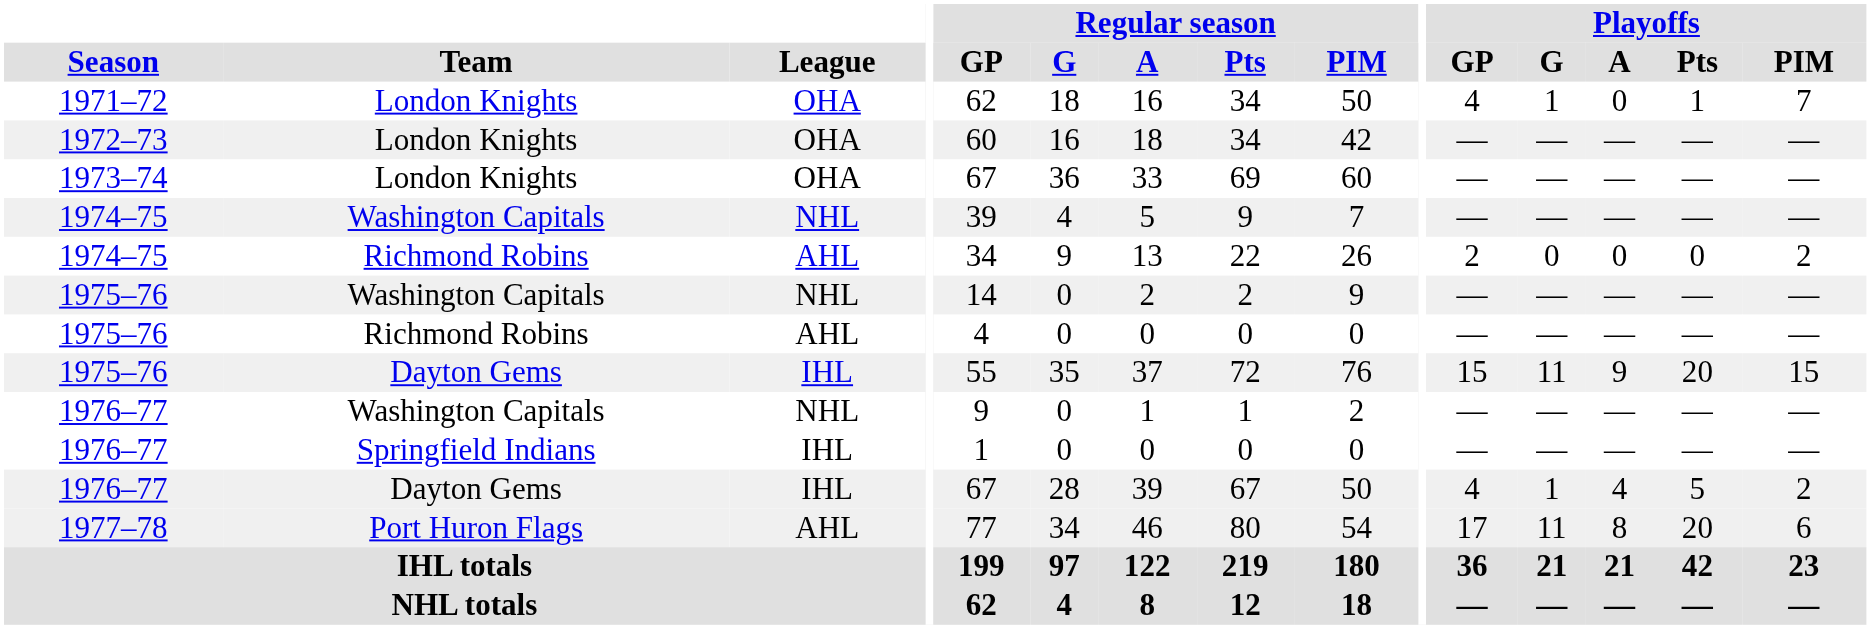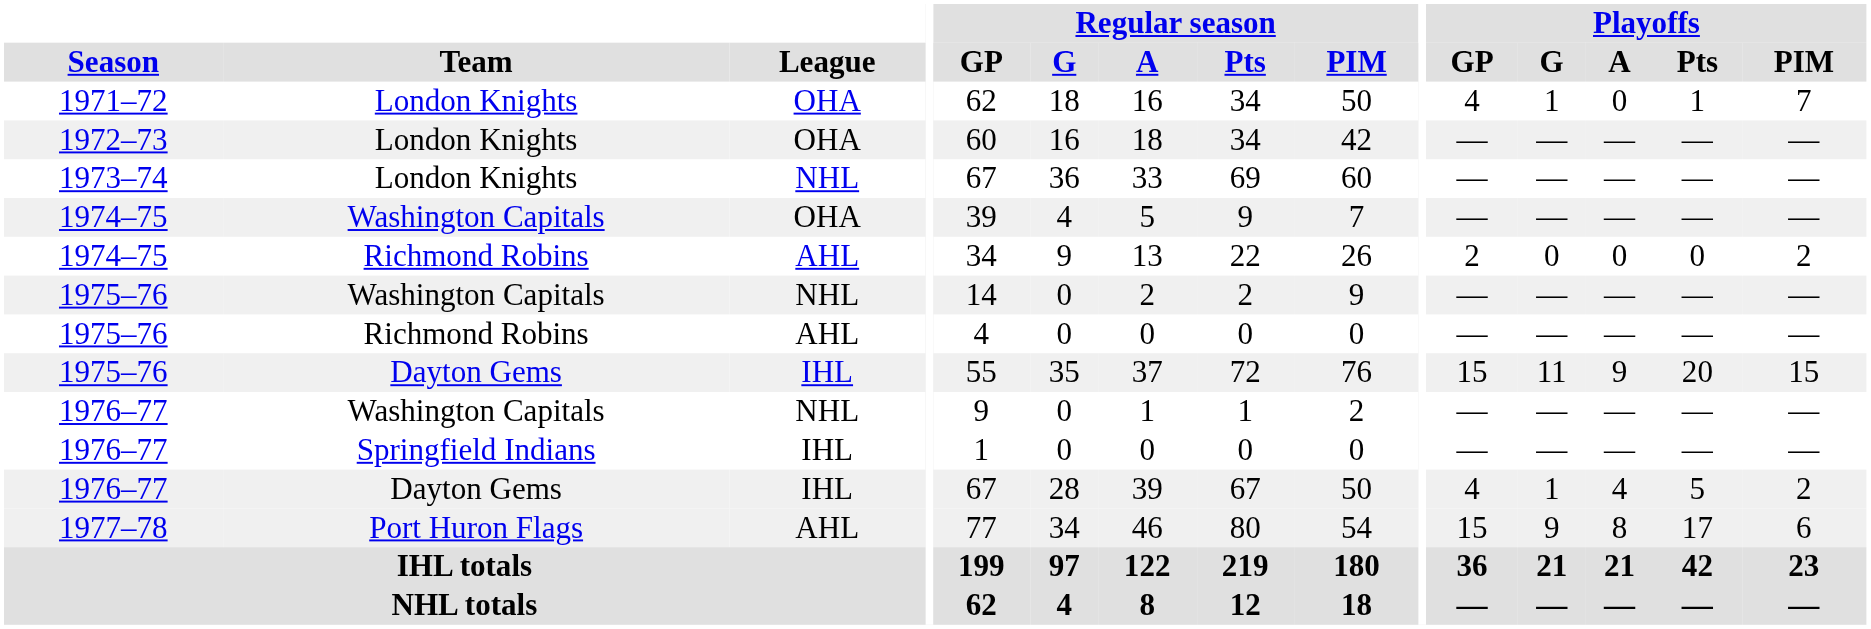(827, 178) OHA -> (827, 178) NHL
(827, 216) NHL -> (827, 216) OHA
(1472, 527) 17 -> (1472, 527) 15
(1552, 527) 11 -> (1552, 527) 9
(1697, 527) 20 -> (1697, 527) 17
